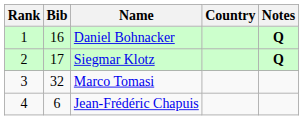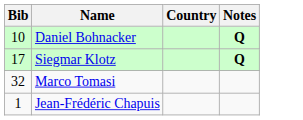- column: (24, 15)
(57, 37) 16 -> (18, 37) 10
(57, 103) 6 -> (18, 103) 1
